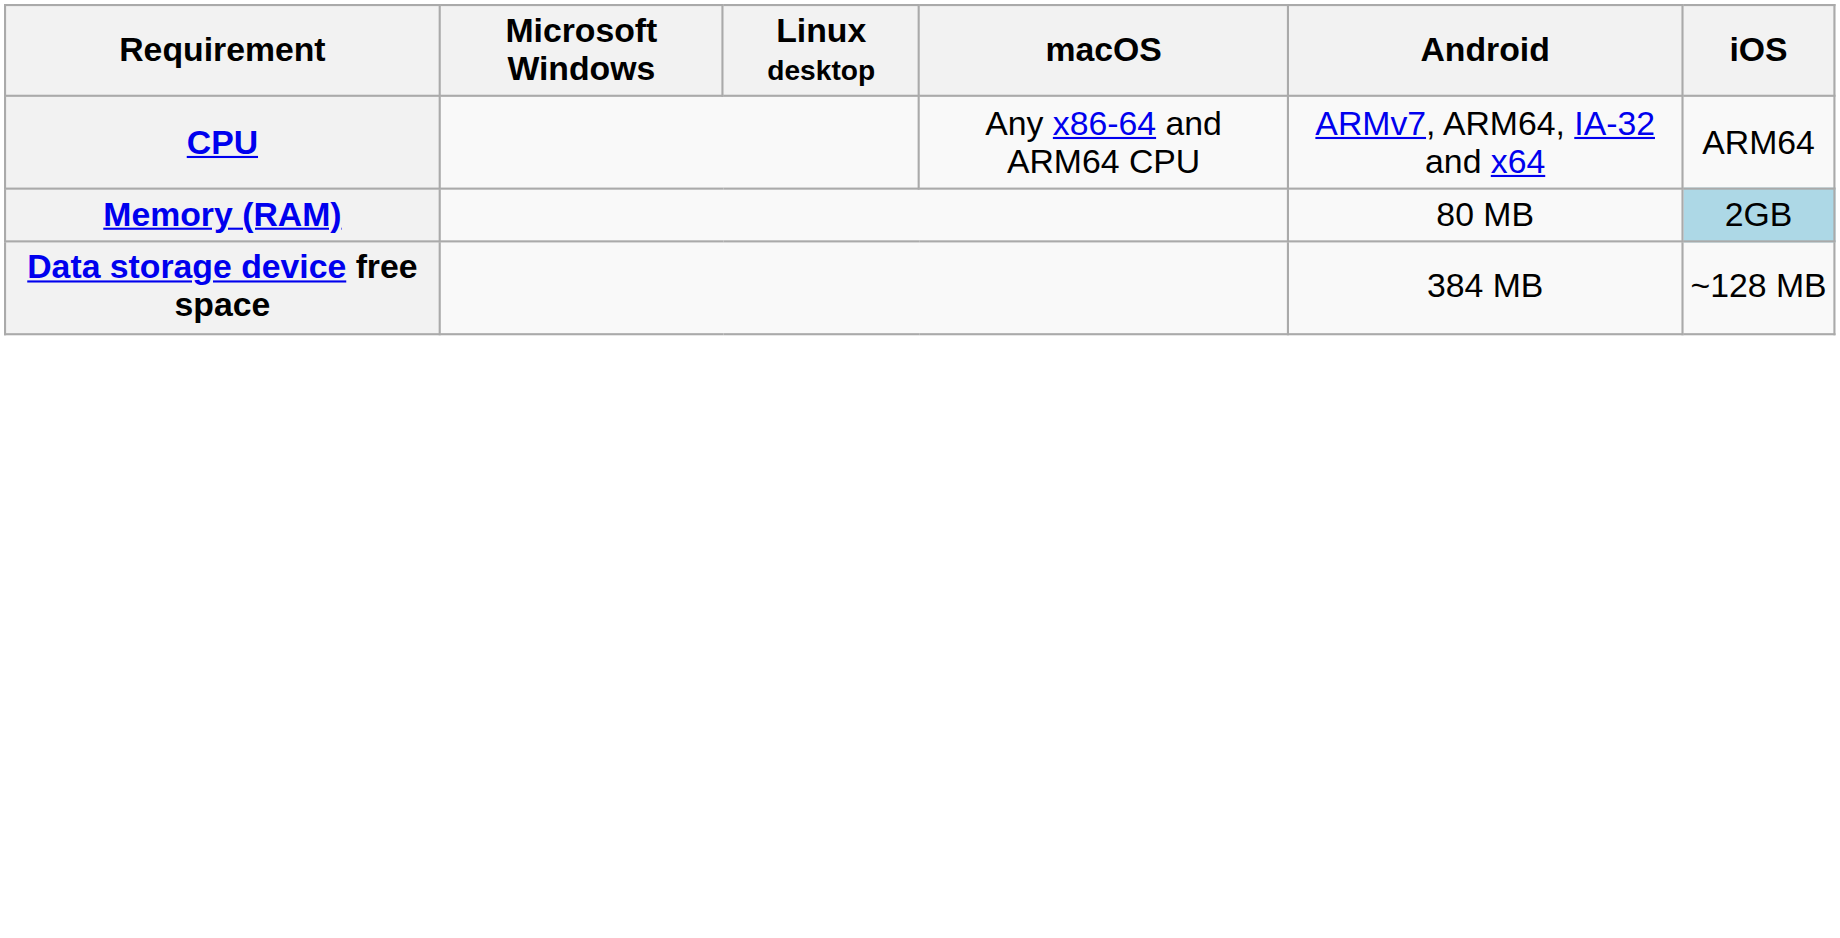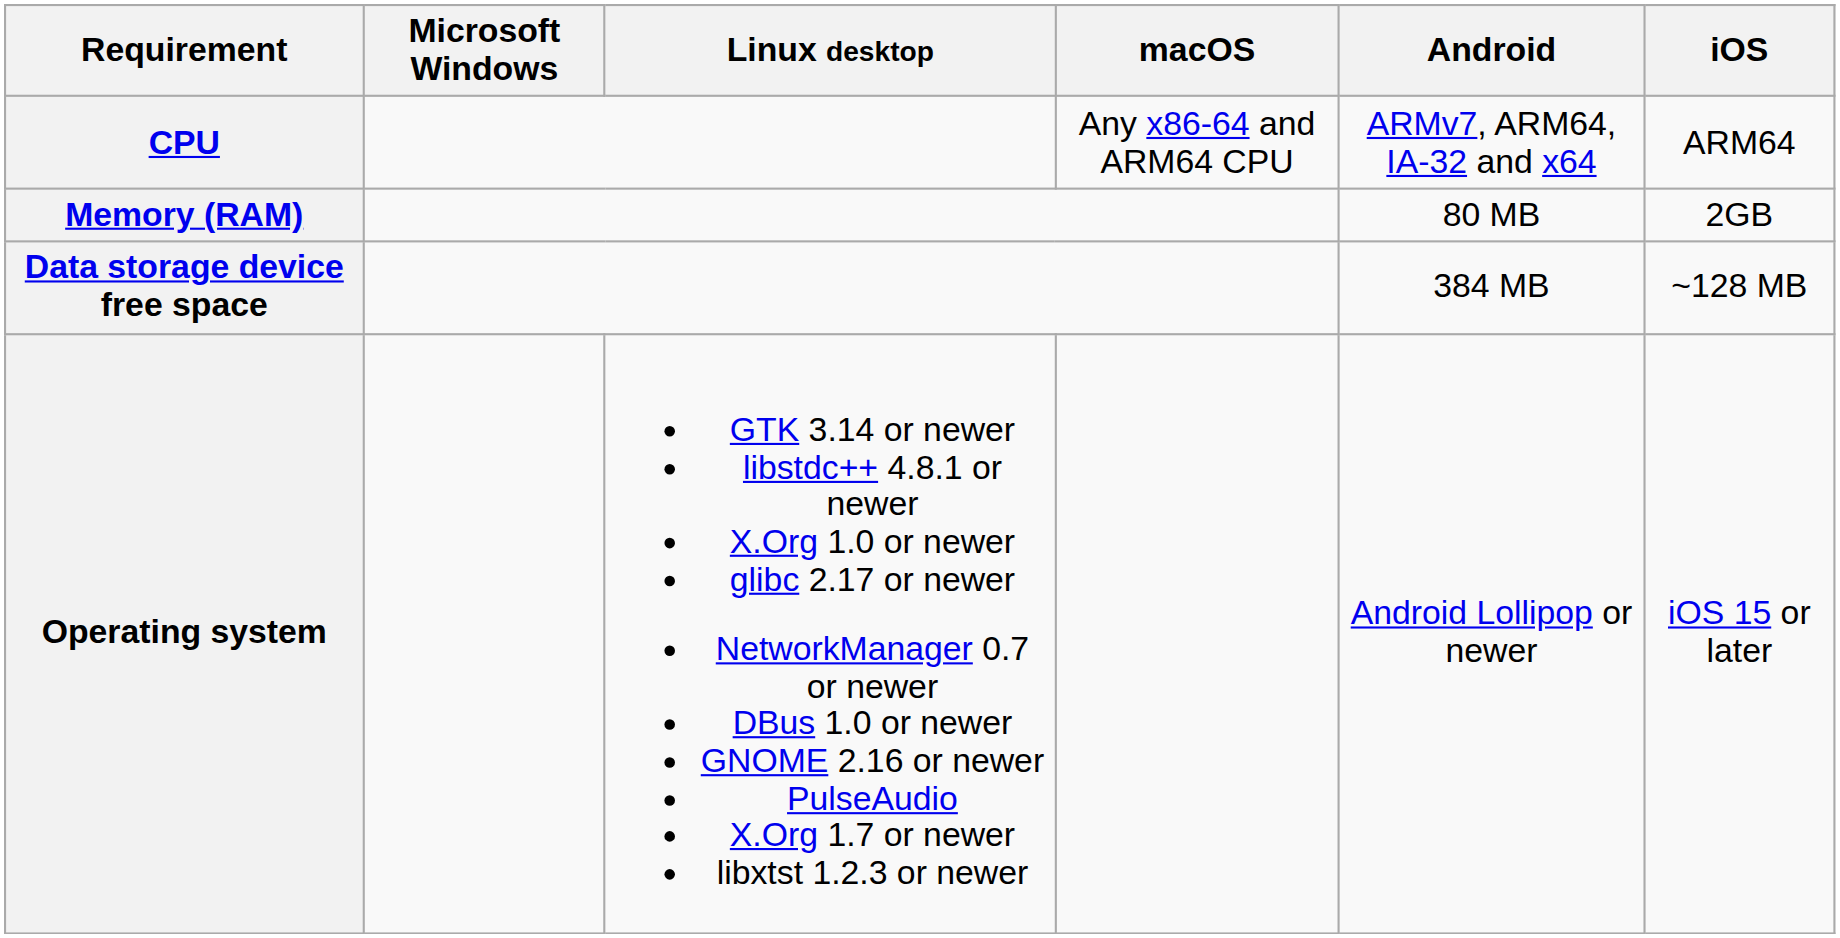(1759, 214) lightblue background -> (1739, 214) no background
+ row: (184, 632)
